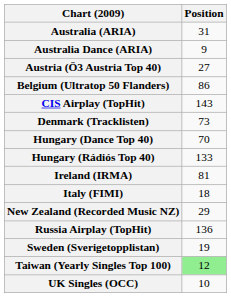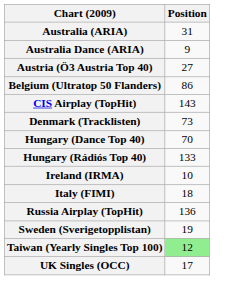(204, 175) 81 -> (187, 175) 10
- row: (93, 211)
(204, 283) 10 -> (187, 265) 17
